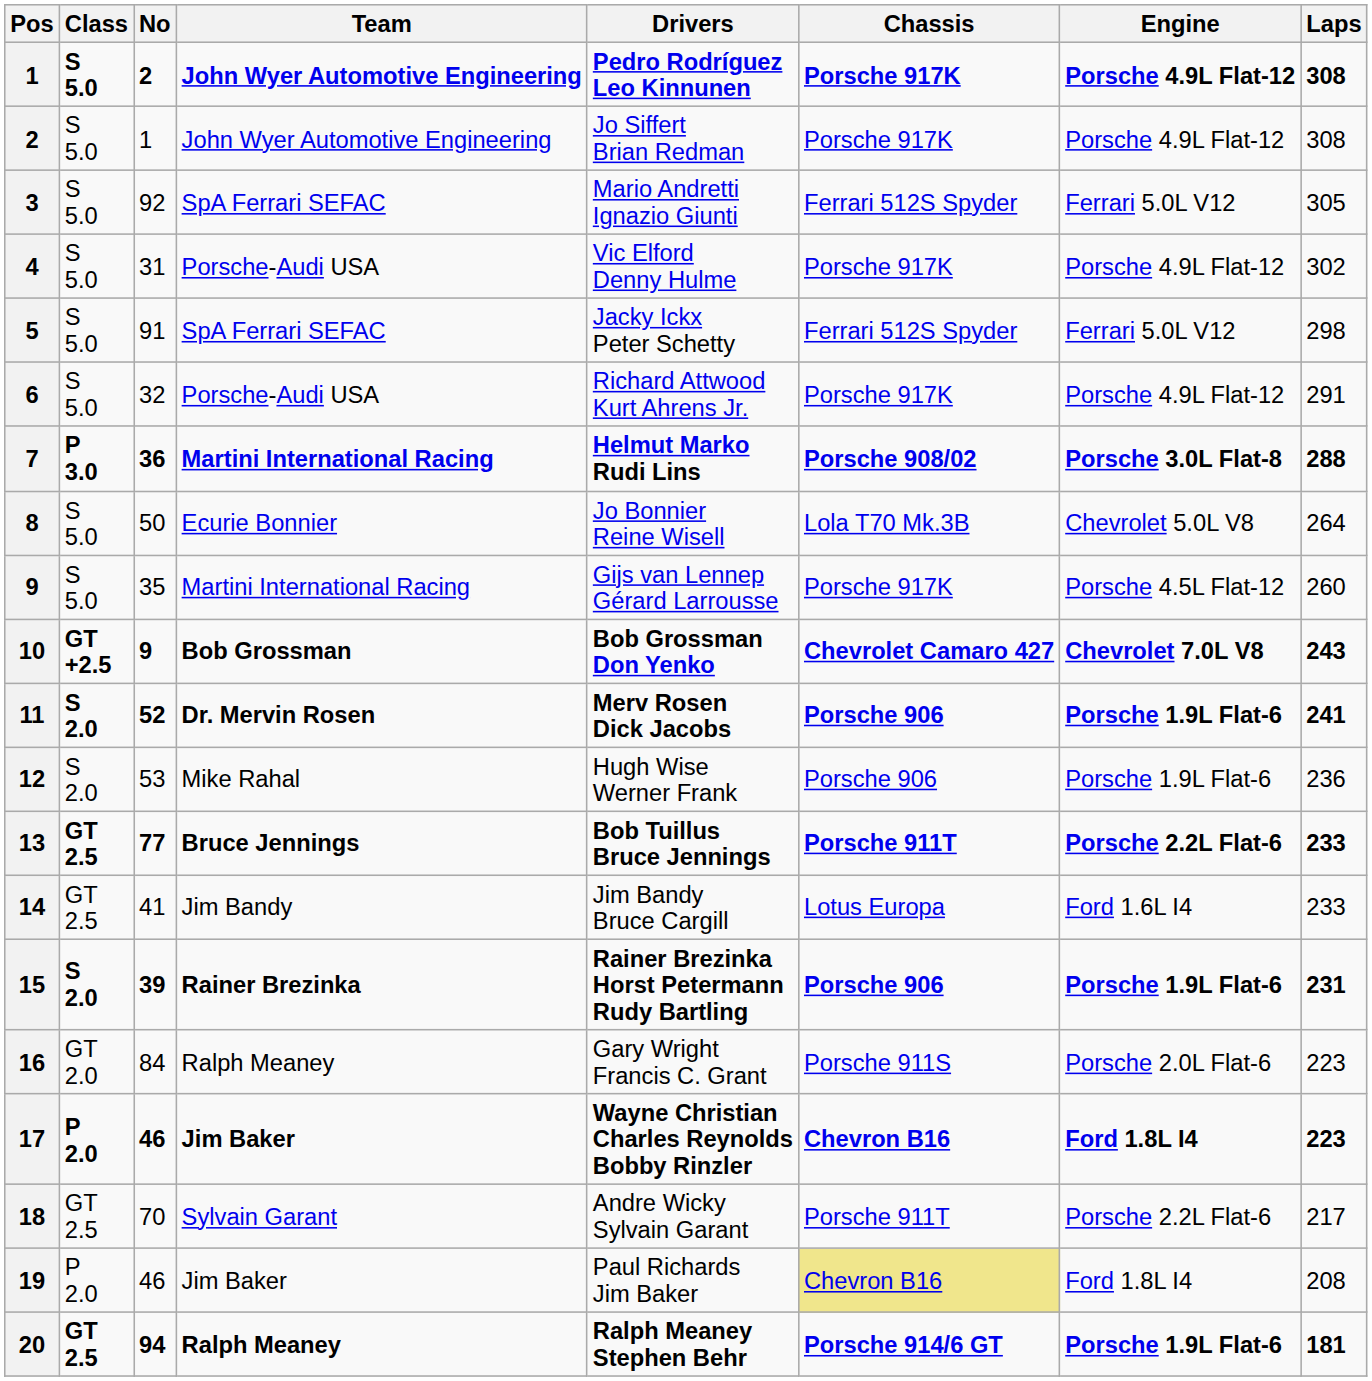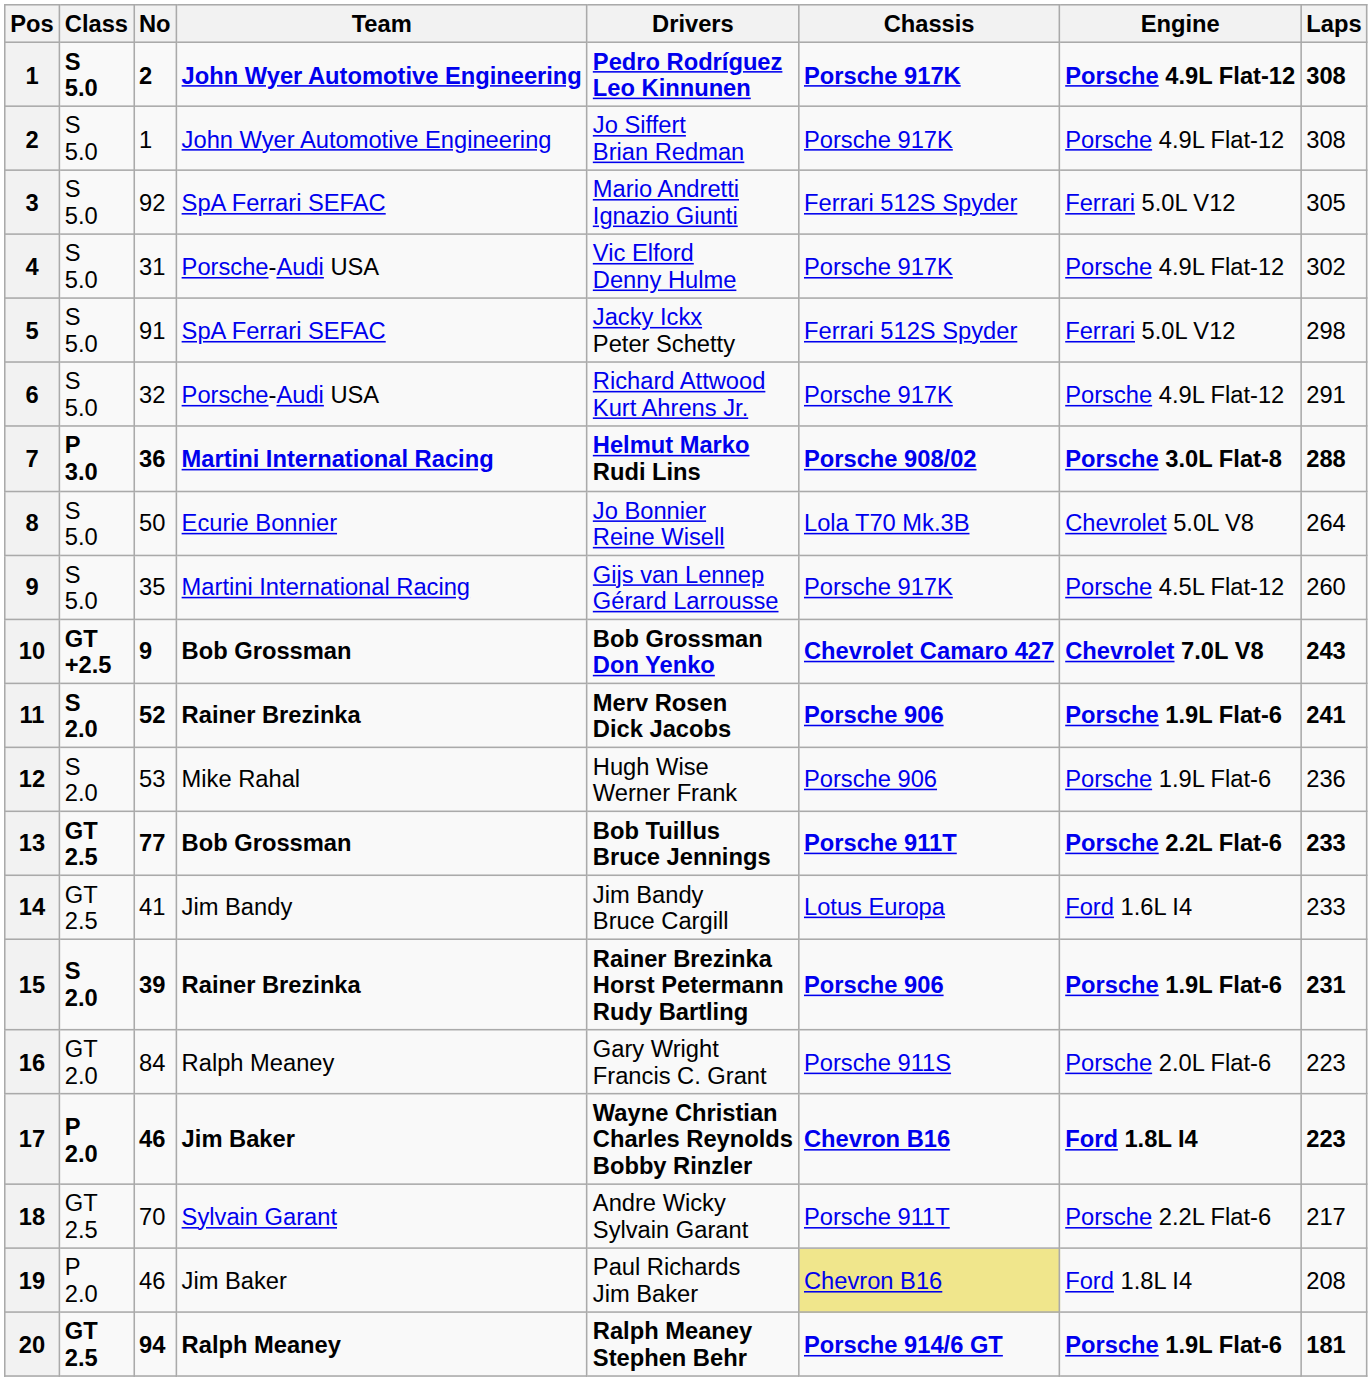(278, 715) Dr. Mervin Rosen -> (271, 715) Rainer Brezinka
(270, 843) Bruce Jennings -> (267, 843) Bob Grossman
